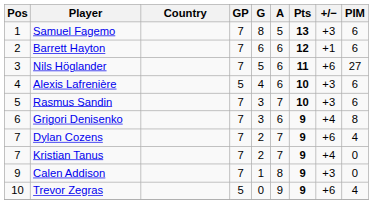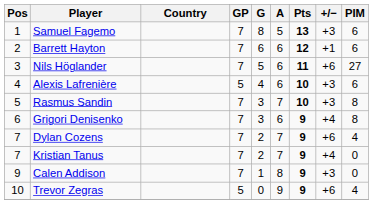(355, 102) 6 -> (355, 102) 8
